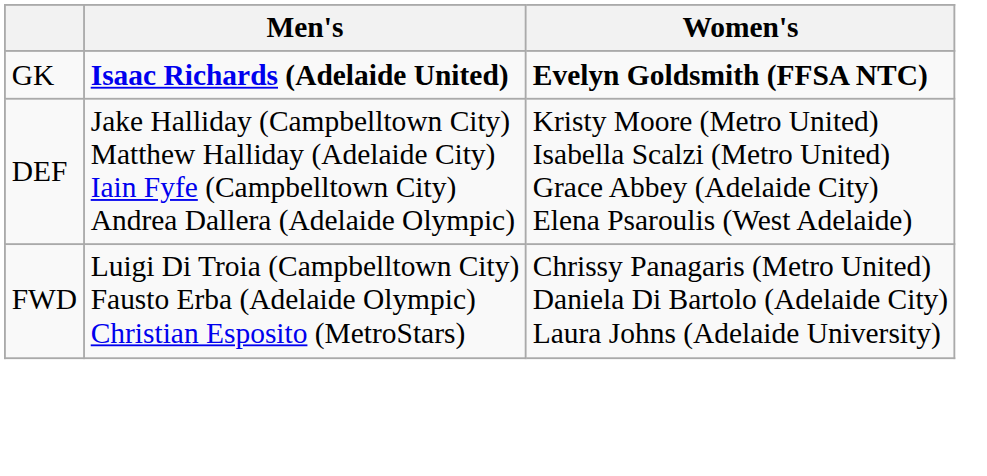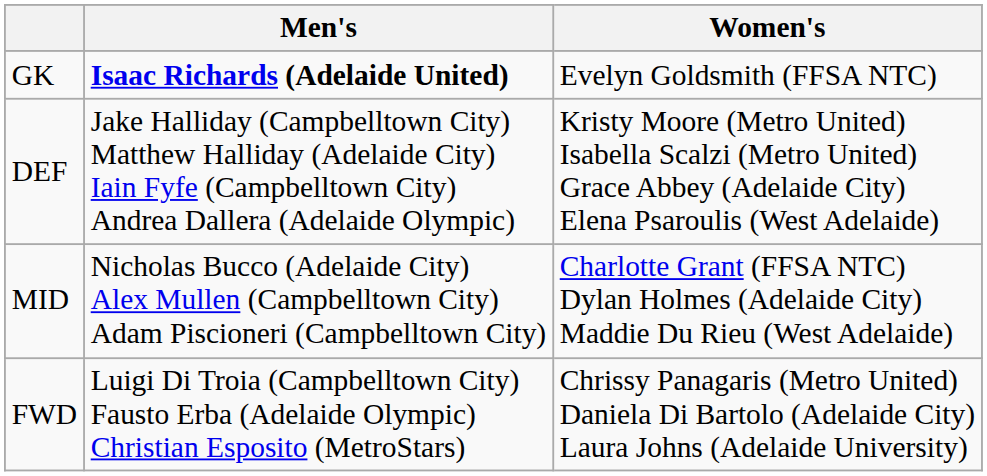(730, 74) bold -> (748, 74) normal
+ row: (40, 300)
